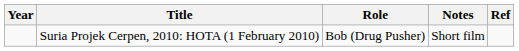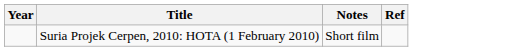- column: (375, 14)
